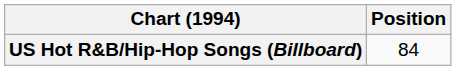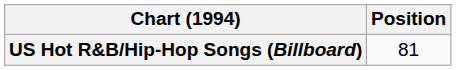(409, 49) 84 -> (409, 49) 81
